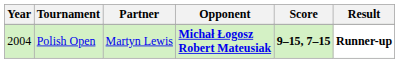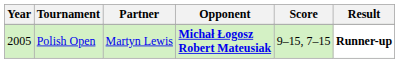(19, 41) 2004 -> (19, 41) 2005
(304, 41) bold -> (304, 41) normal
